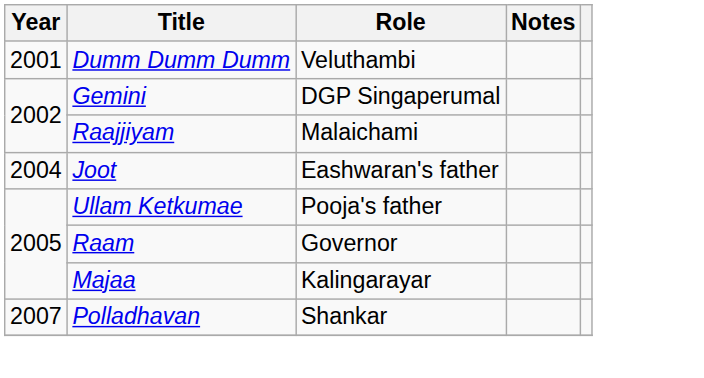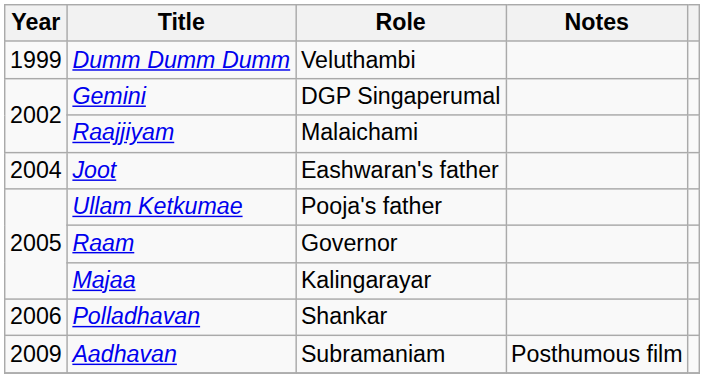(36, 59) 2001 -> (36, 59) 1999
(36, 317) 2007 -> (36, 317) 2006
+ row: (125, 354)
